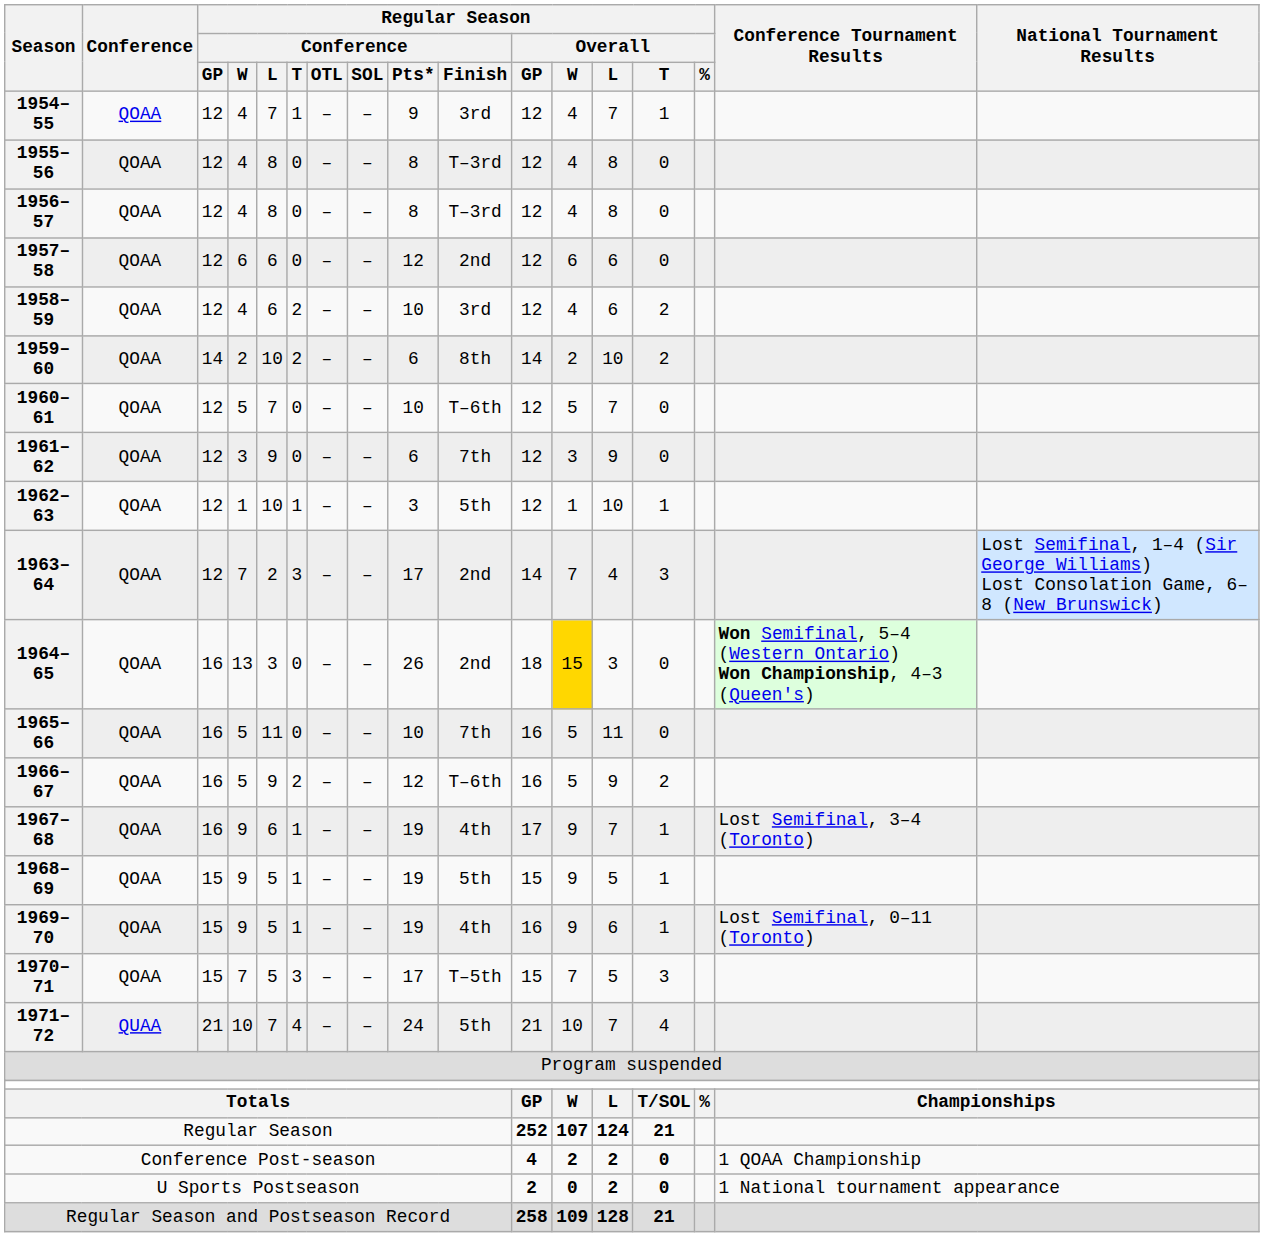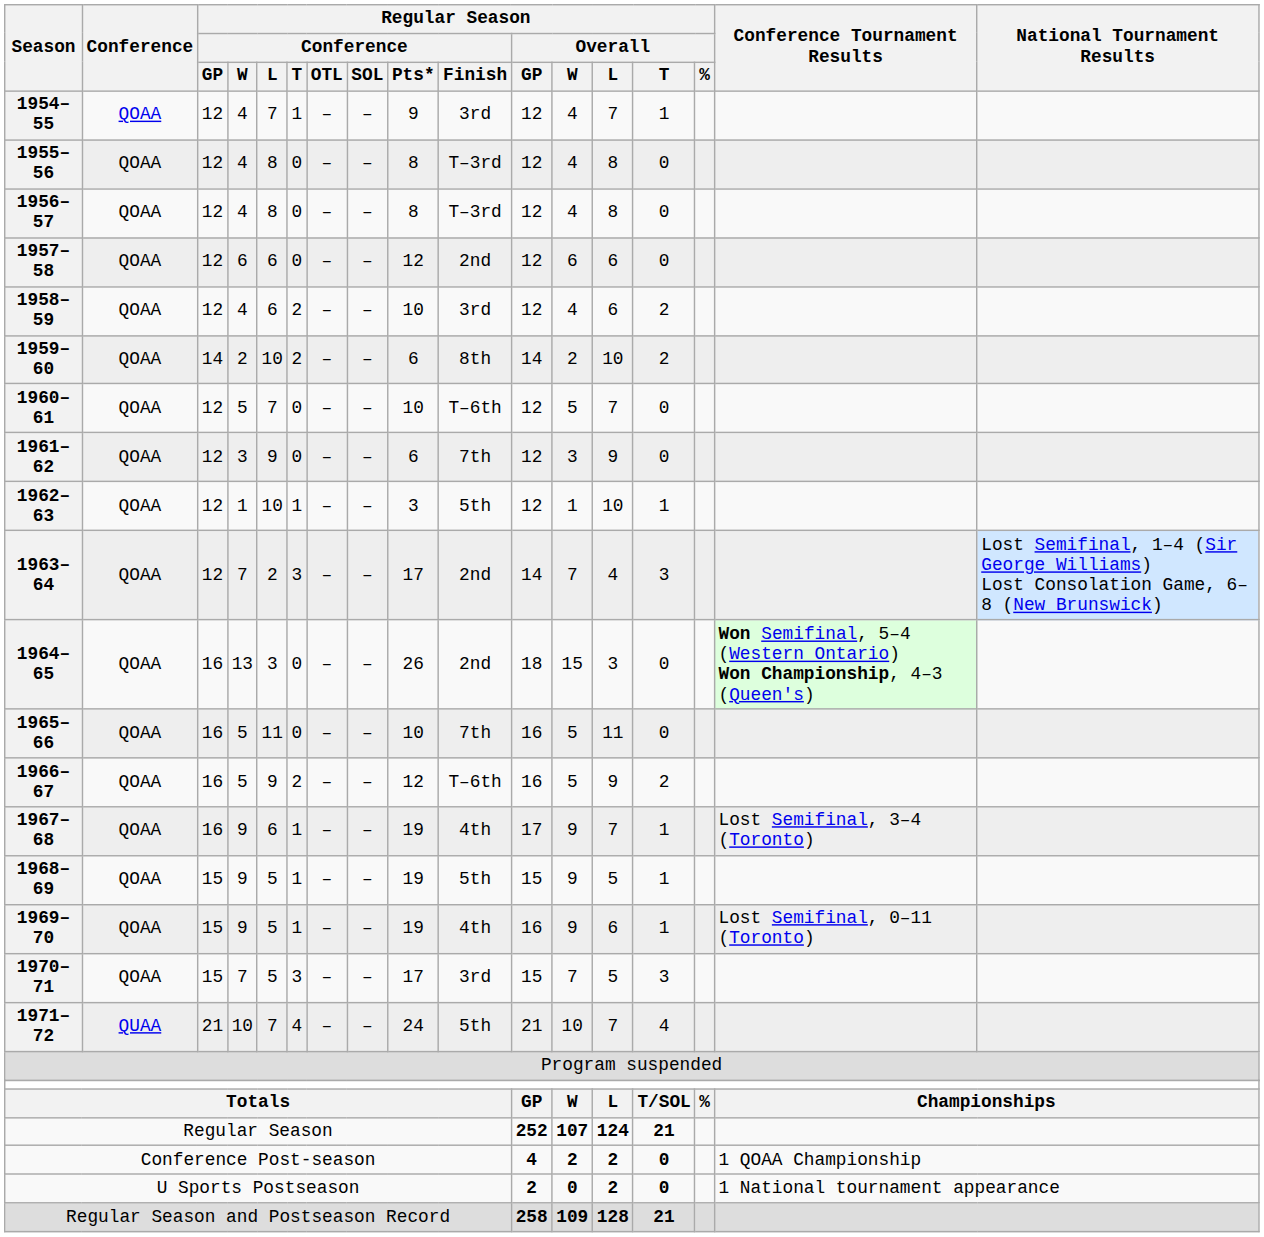(572, 665) gold background -> (572, 665) no background
(475, 978) T–5th -> (475, 978) 3rd
